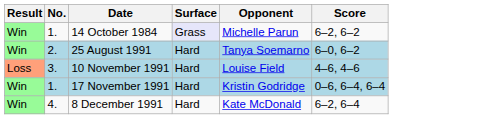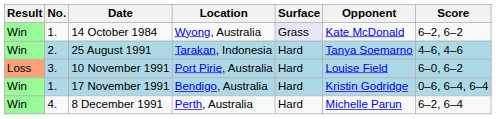+ column: (224, 13)
(260, 31) Michelle Parun -> (365, 31) Kate McDonald
(337, 50) 6–0, 6–2 -> (440, 50) 4–6, 4–6
(337, 68) 4–6, 4–6 -> (440, 68) 6–0, 6–2
(262, 104) Kate McDonald -> (364, 104) Michelle Parun
